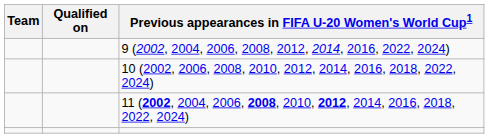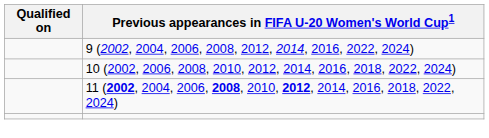- column: (23, 21)
